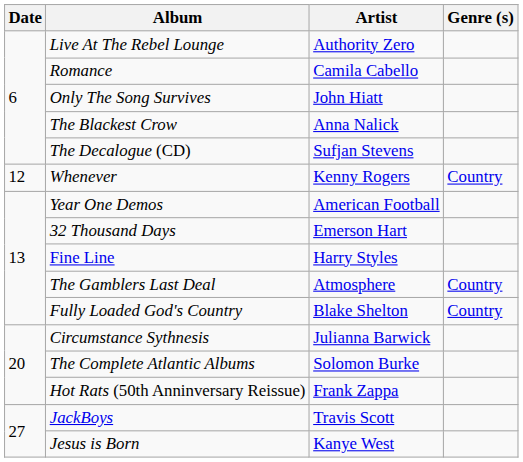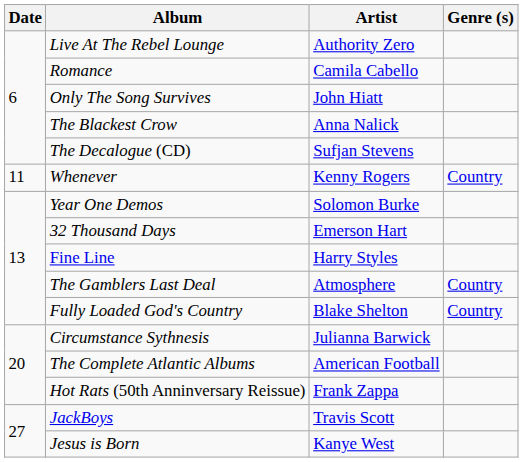(17, 177) 12 -> (16, 177) 11
(376, 204) American Football -> (366, 204) Solomon Burke
(366, 364) Solomon Burke -> (376, 364) American Football
